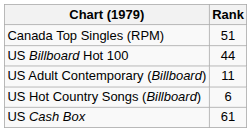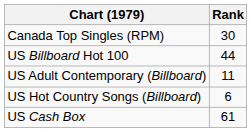(228, 35) 51 -> (228, 35) 30
